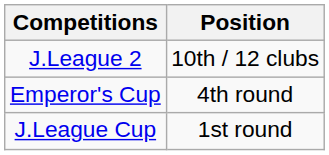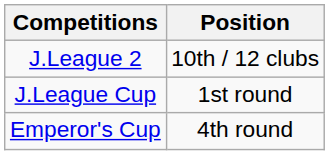rows swapped: (85, 94) <-> (85, 130)
